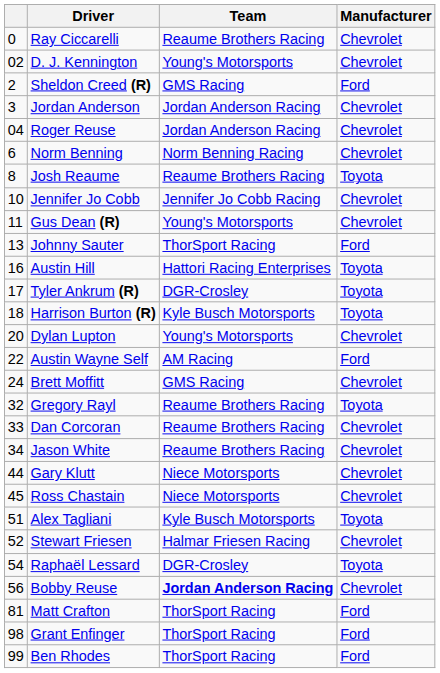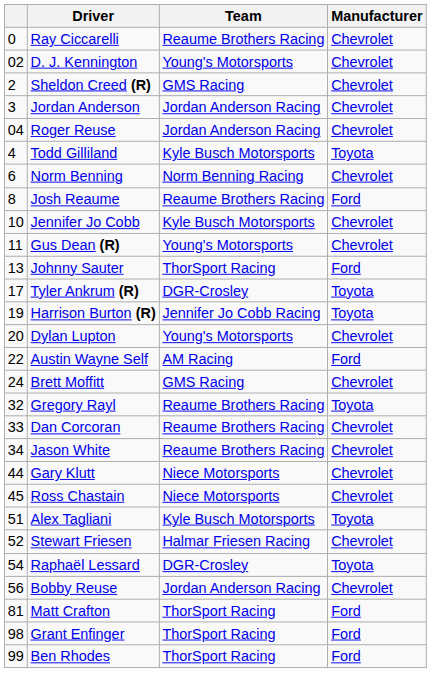(355, 85) Ford -> (362, 85) Chevrolet
+ row: (74, 153)
(361, 176) Toyota -> (346, 199) Ford
(241, 199) Jennifer Jo Cobb Racing -> (239, 222) Kyle Busch Motorsports
- row: (63, 268)
(16, 313) 18 -> (16, 313) 19
(239, 313) Kyle Busch Motorsports -> (241, 313) Jennifer Jo Cobb Racing
(248, 588) bold -> (241, 588) normal
